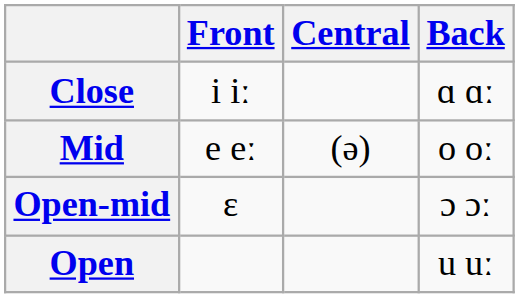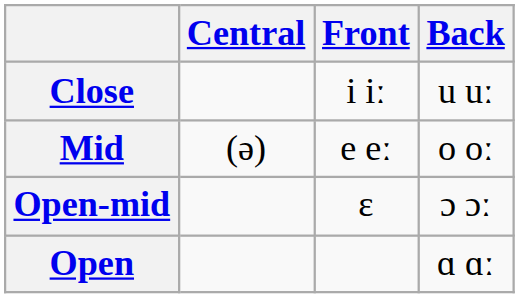columns swapped: (231, 33) <-> (350, 33)
(466, 90) ɑ ɑː -> (466, 90) u uː
(466, 262) u uː -> (466, 262) ɑ ɑː
